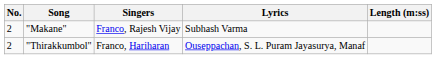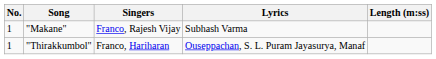(9, 29) 2 -> (9, 29) 1
(9, 46) 2 -> (9, 46) 1
